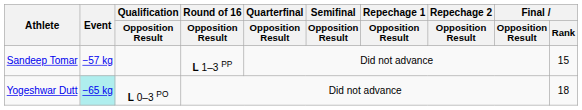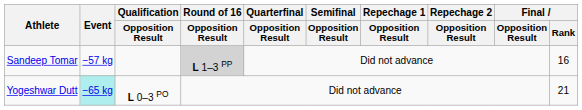(212, 67) no background -> (212, 67) lightgrey background
(563, 61) 15 -> (563, 61) 16
(563, 91) 18 -> (563, 91) 21
